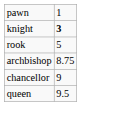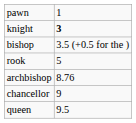+ row: (20, 45)
(65, 61) 8.75 -> (65, 77) 8.76
